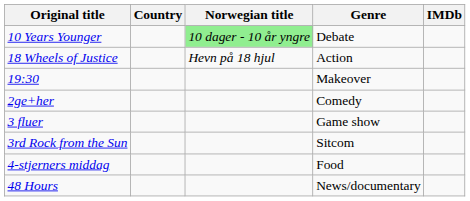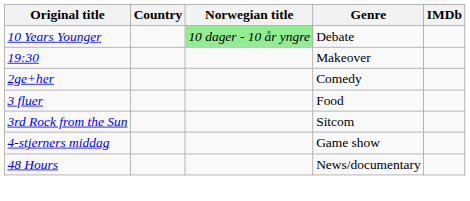- row: (63, 57)
(348, 121) Game show -> (330, 100) Food
(330, 164) Food -> (348, 143) Game show
